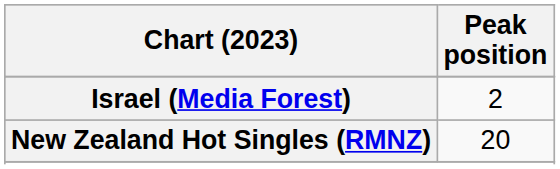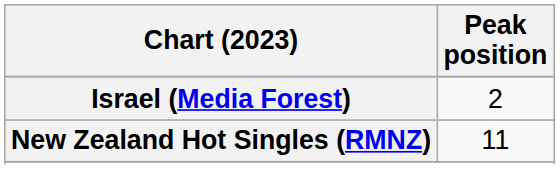(495, 140) 20 -> (495, 140) 11
